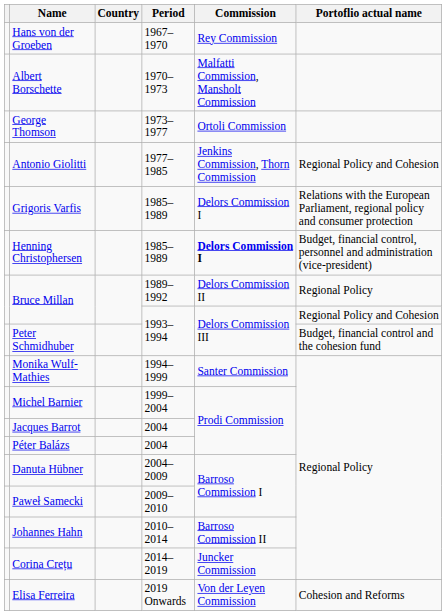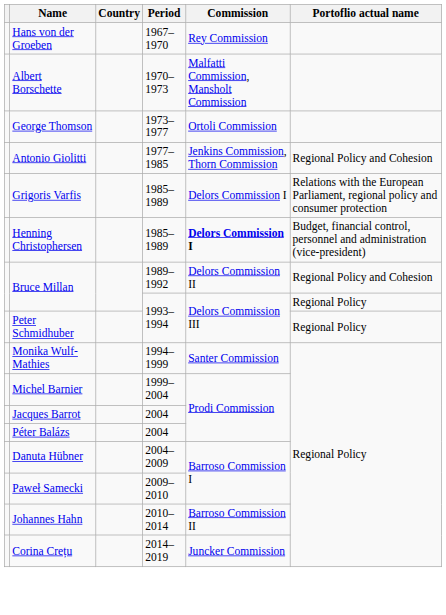(336, 290) Regional Policy -> (362, 277) Regional Policy and Cohesion
(369, 315) Regional Policy and Cohesion -> (330, 302) Regional Policy
(366, 340) Budget, financial control and the cohesion fund -> (330, 327) Regional Policy
- row: (44, 595)
